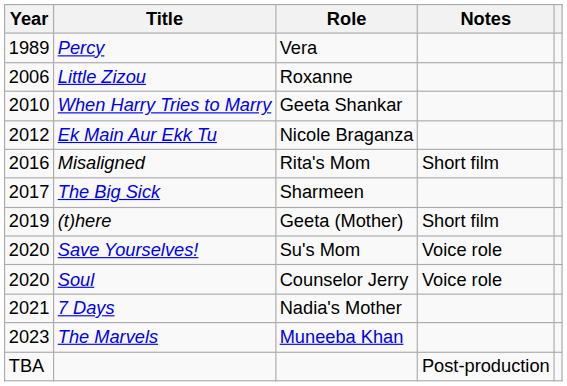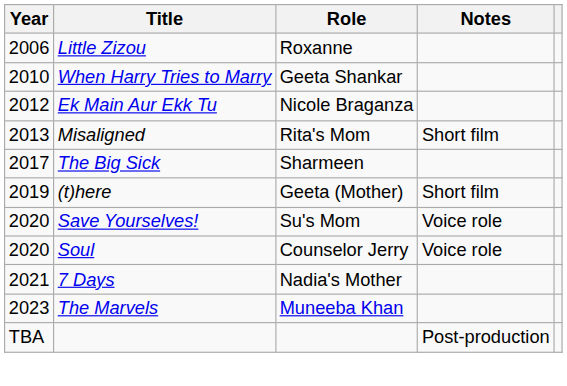- row: (81, 47)
(29, 163) 2016 -> (29, 134) 2013
